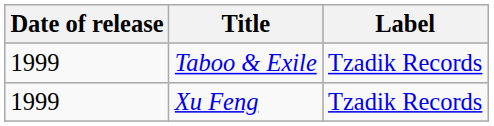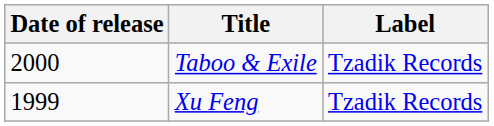(35, 62) 1999 -> (35, 62) 2000
